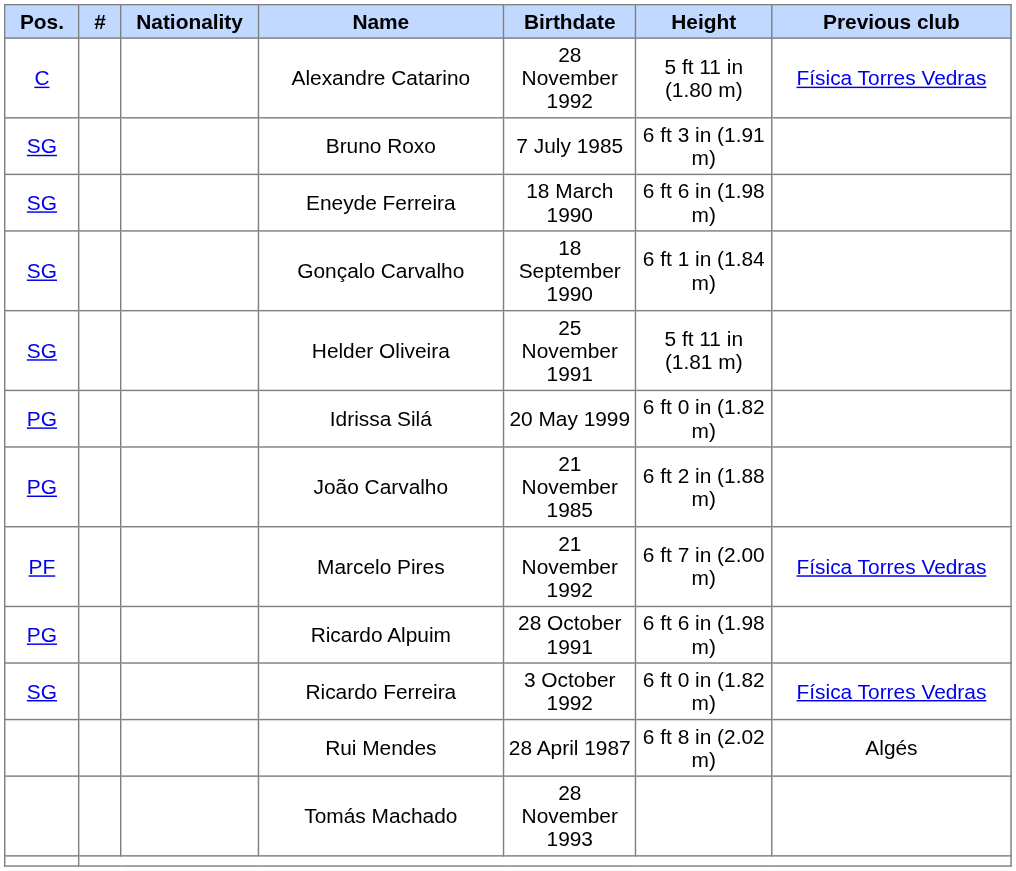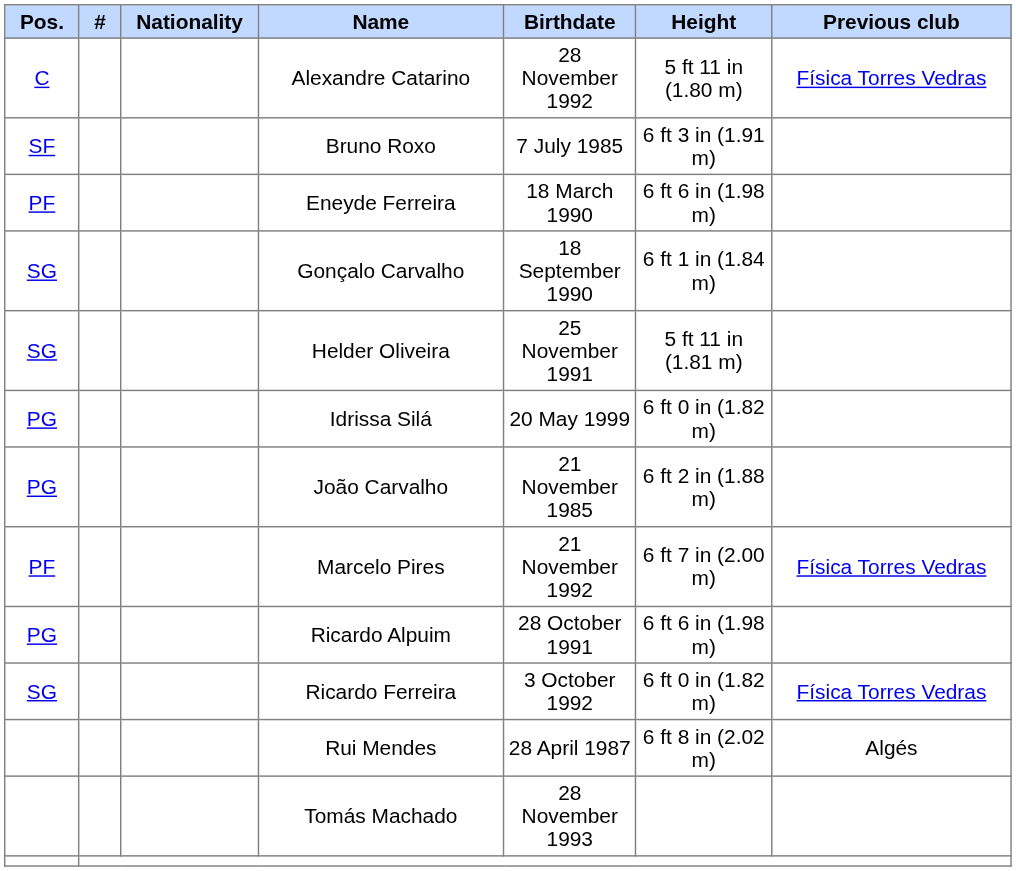(42, 146) SG -> (42, 146) SF
(42, 203) SG -> (42, 203) PF
